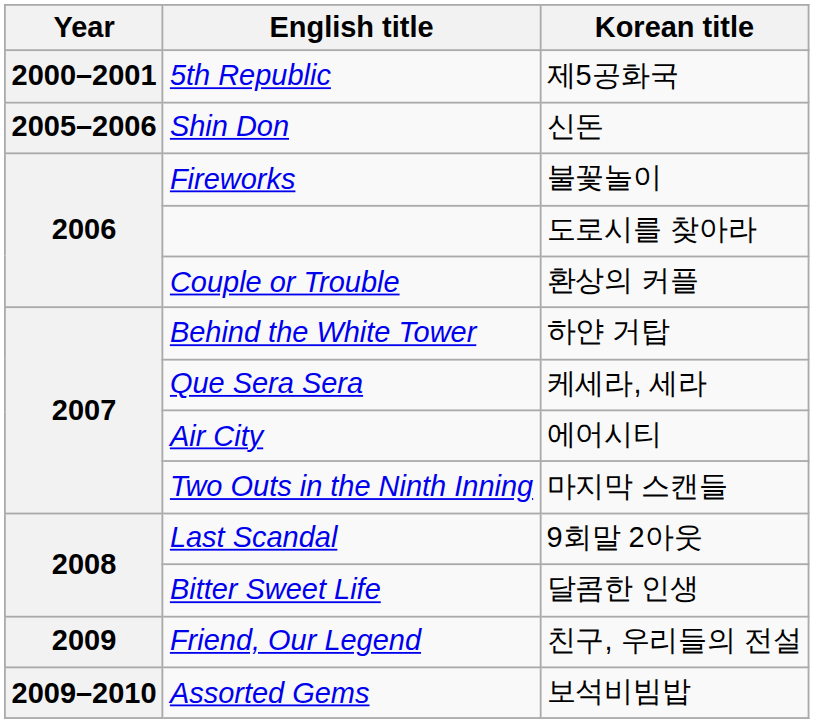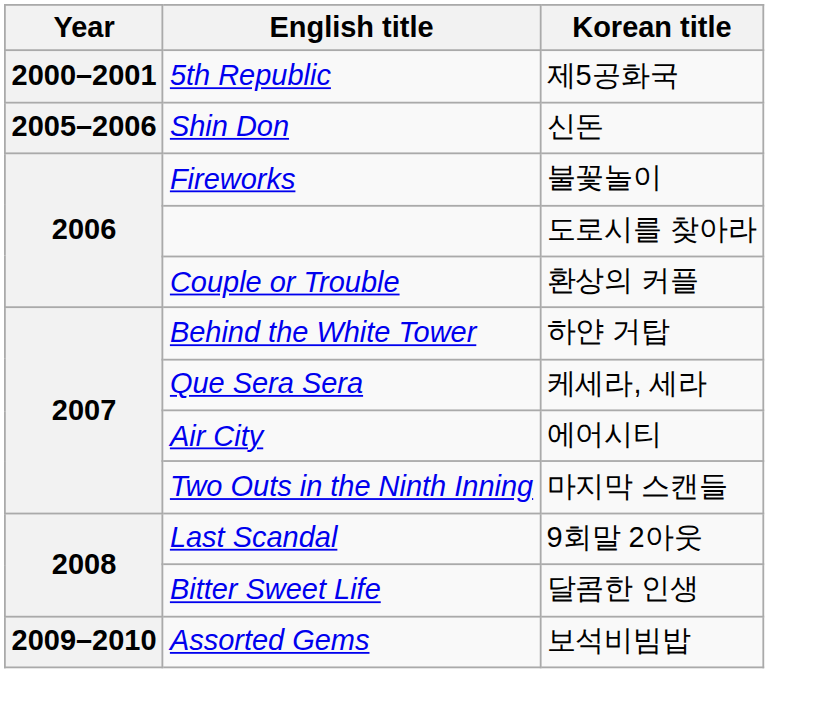- row: (295, 641)
